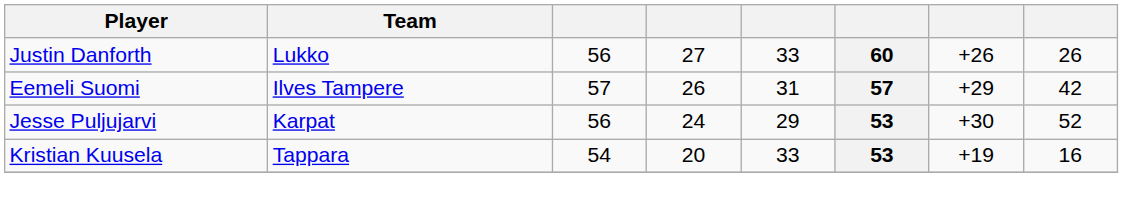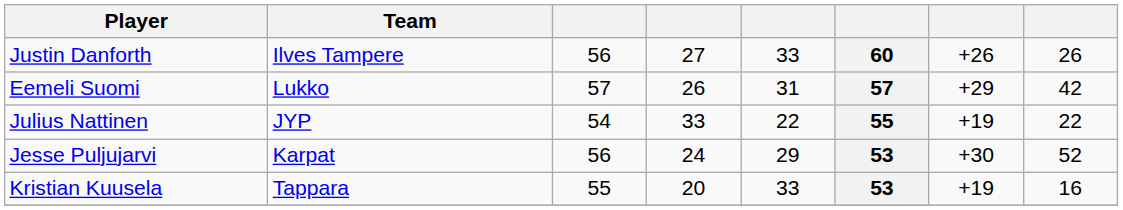(301, 54) Lukko -> (338, 54) Ilves Tampere
(338, 88) Ilves Tampere -> (301, 88) Lukko
+ row: (79, 121)
(599, 155) 54 -> (599, 188) 55
